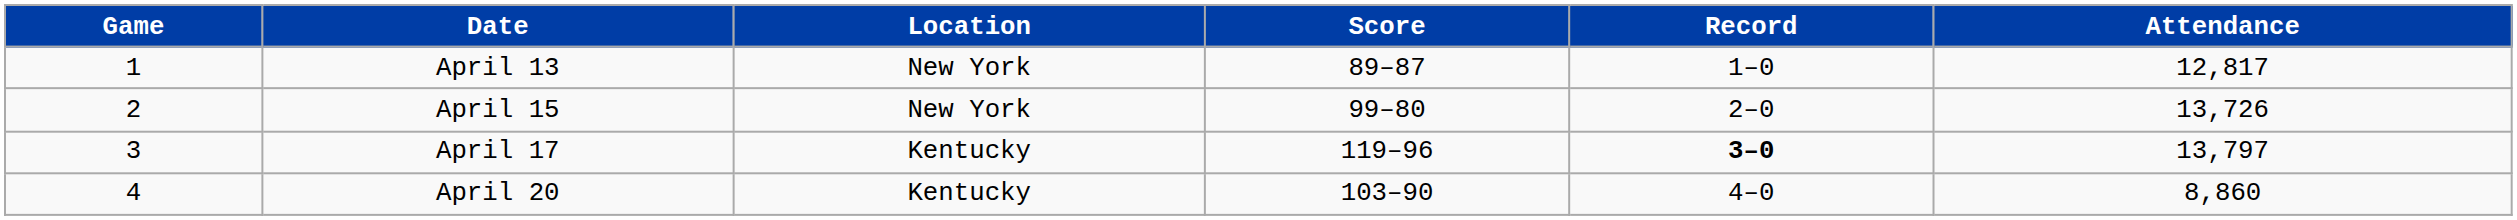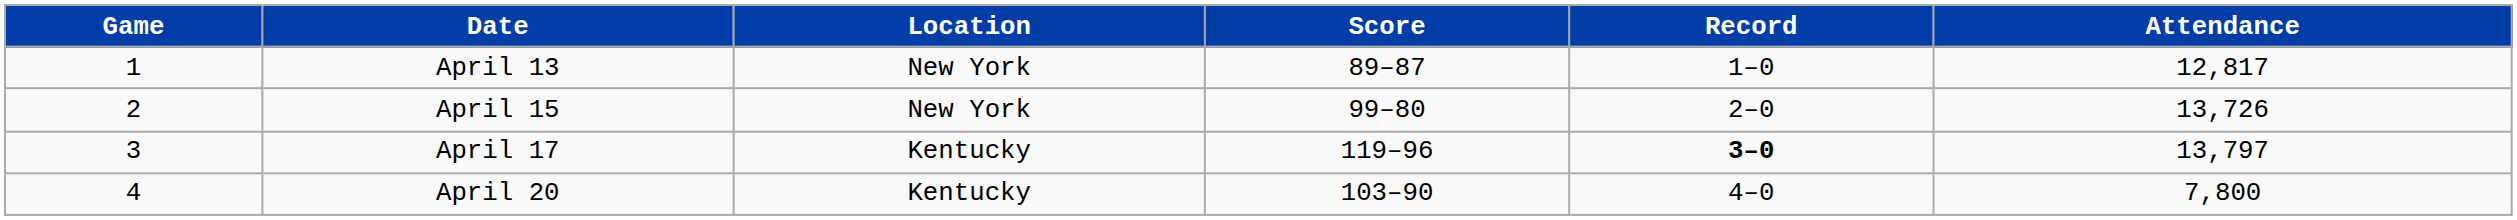(2223, 194) 8,860 -> (2223, 194) 7,800
